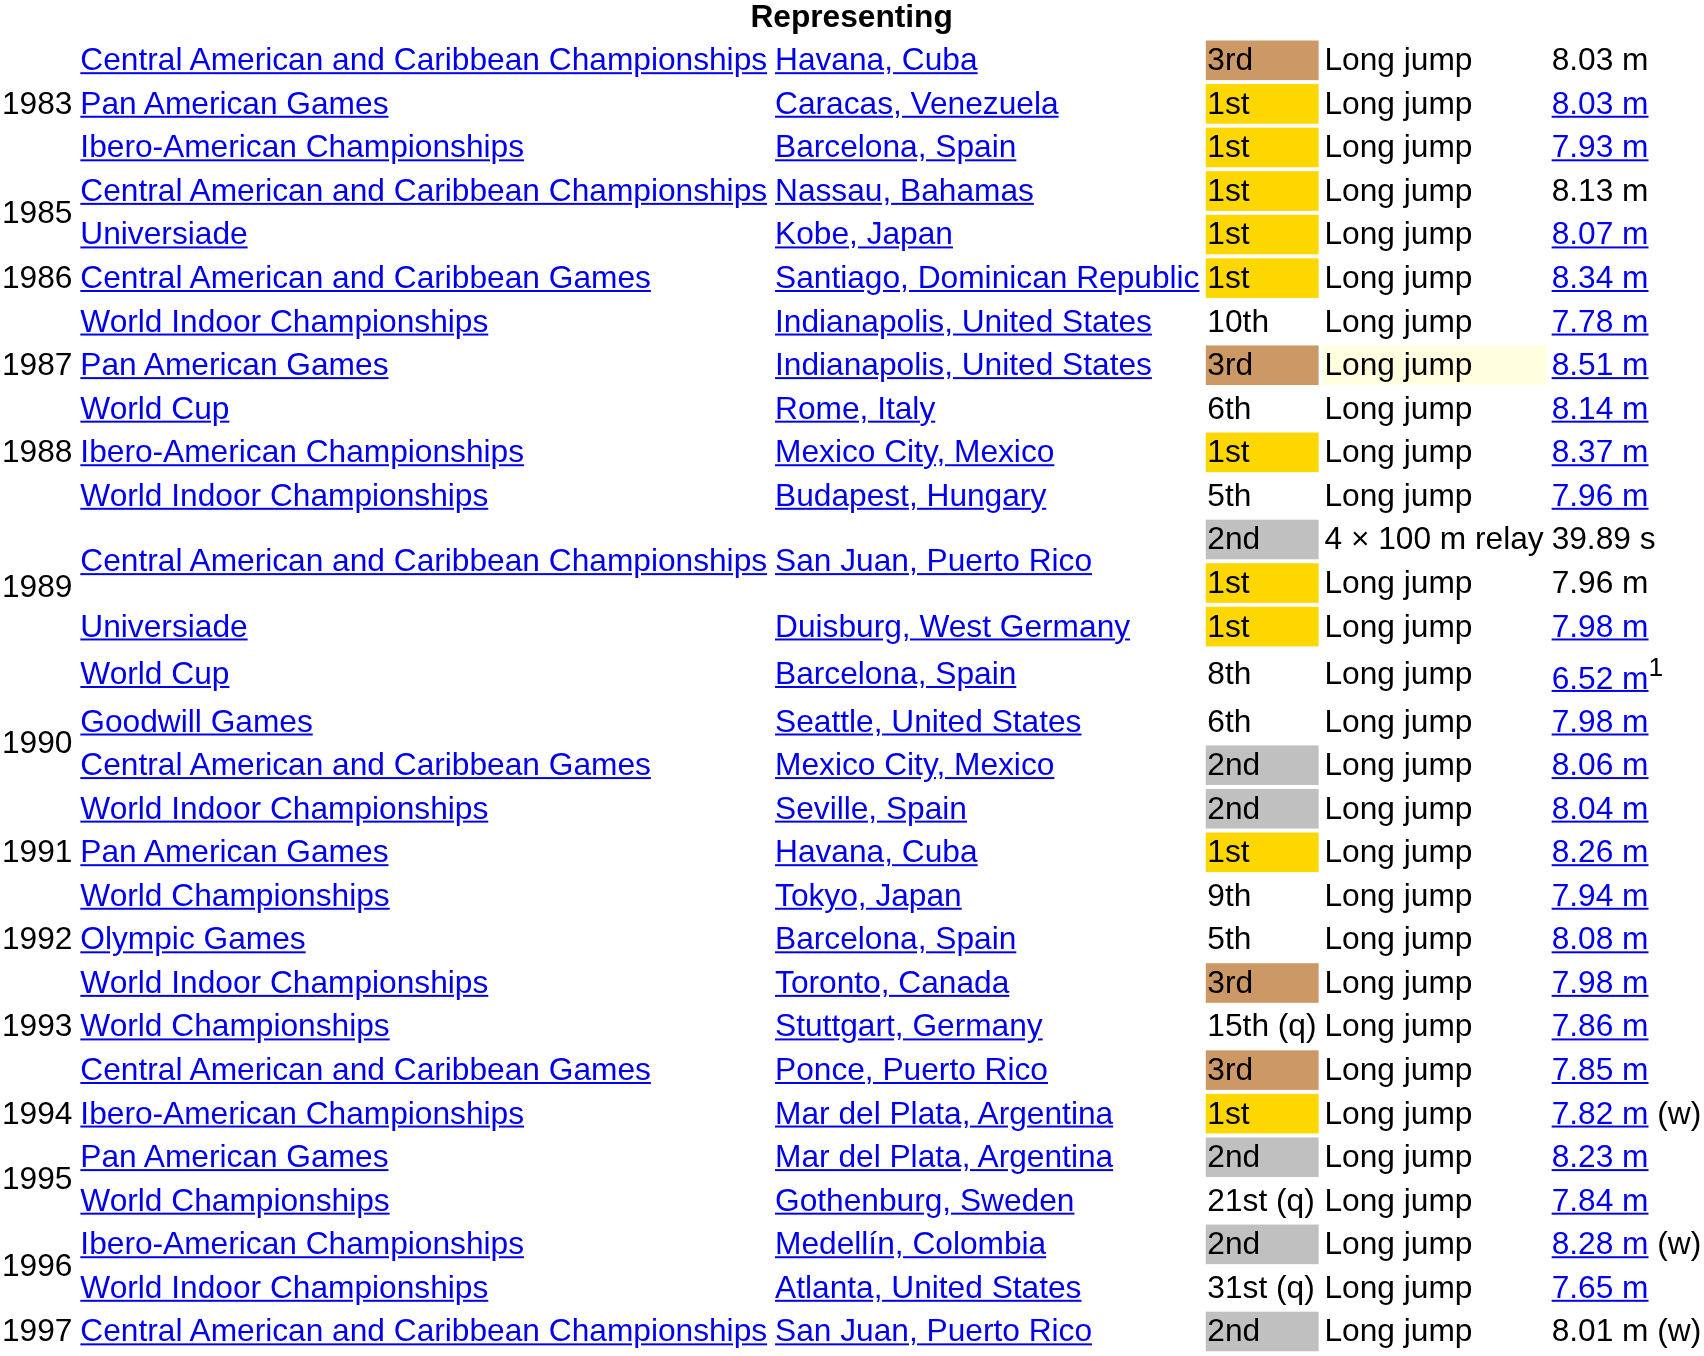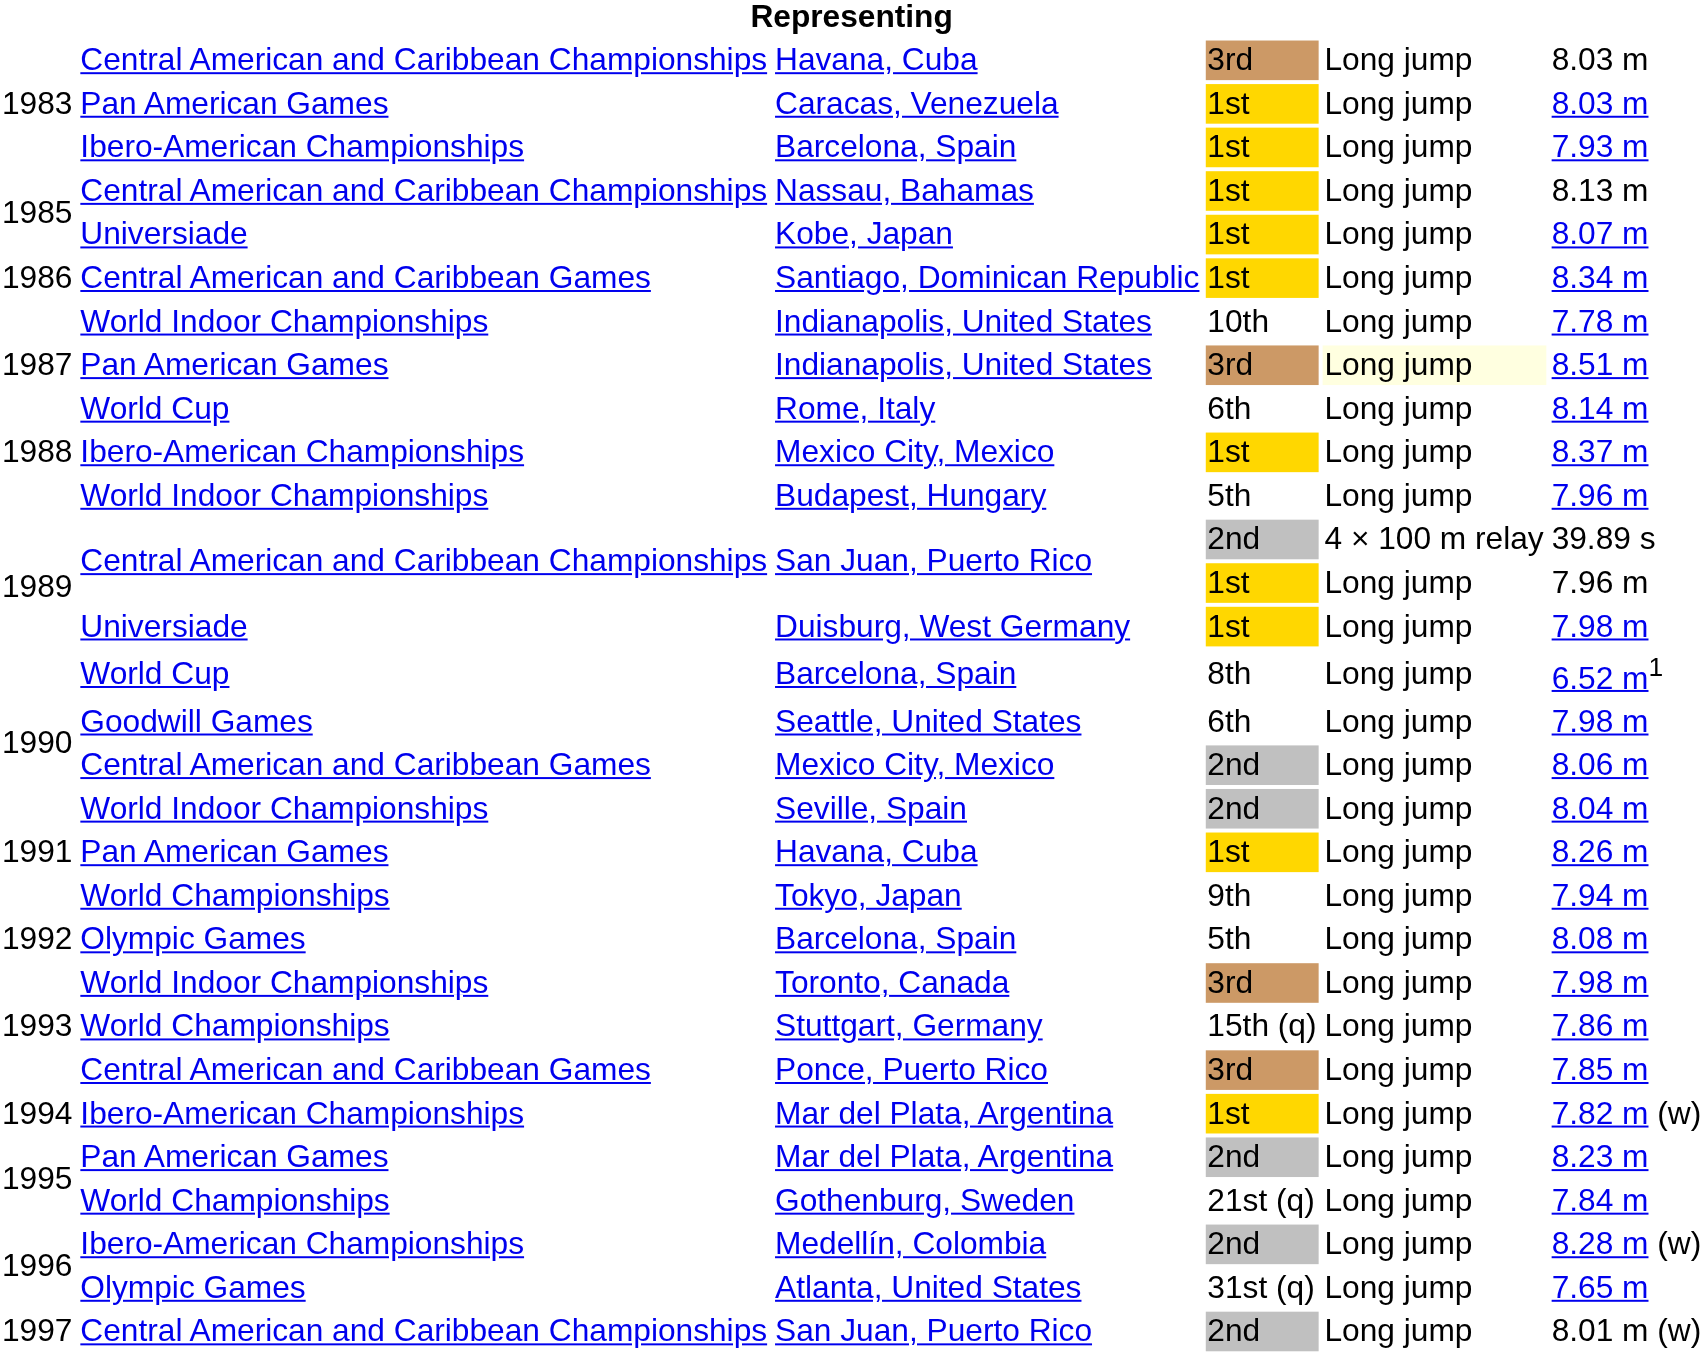(284, 1288) World Indoor Championships -> (193, 1288) Olympic Games
